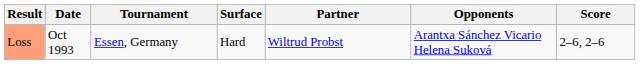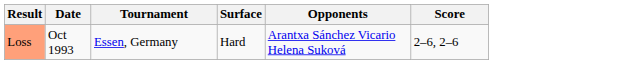- column: (338, 14)
